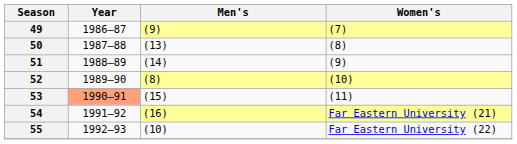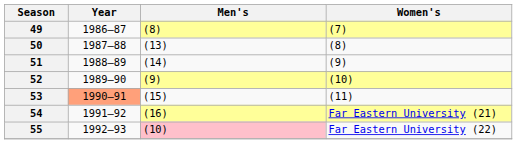(152, 30) (9) -> (152, 30) (8)
(152, 80) (8) -> (152, 80) (9)
(155, 130) no background -> (155, 130) pink background
